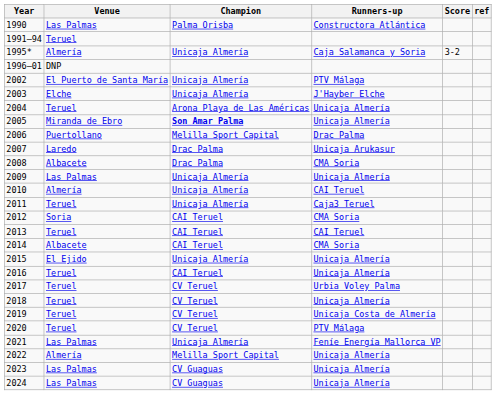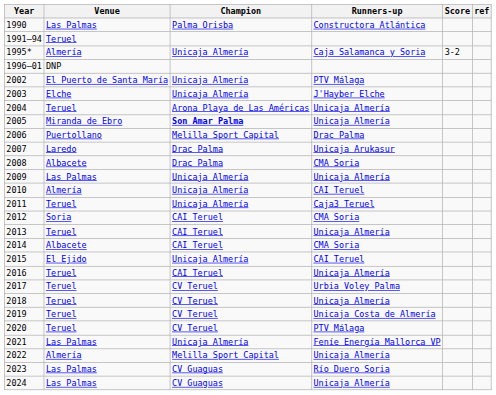(339, 232) CAI Teruel -> (352, 232) Unicaja Almería
(352, 259) Unicaja Almería -> (339, 259) CAI Teruel
(352, 369) Unicaja Almería -> (352, 369) Río Duero Soria
